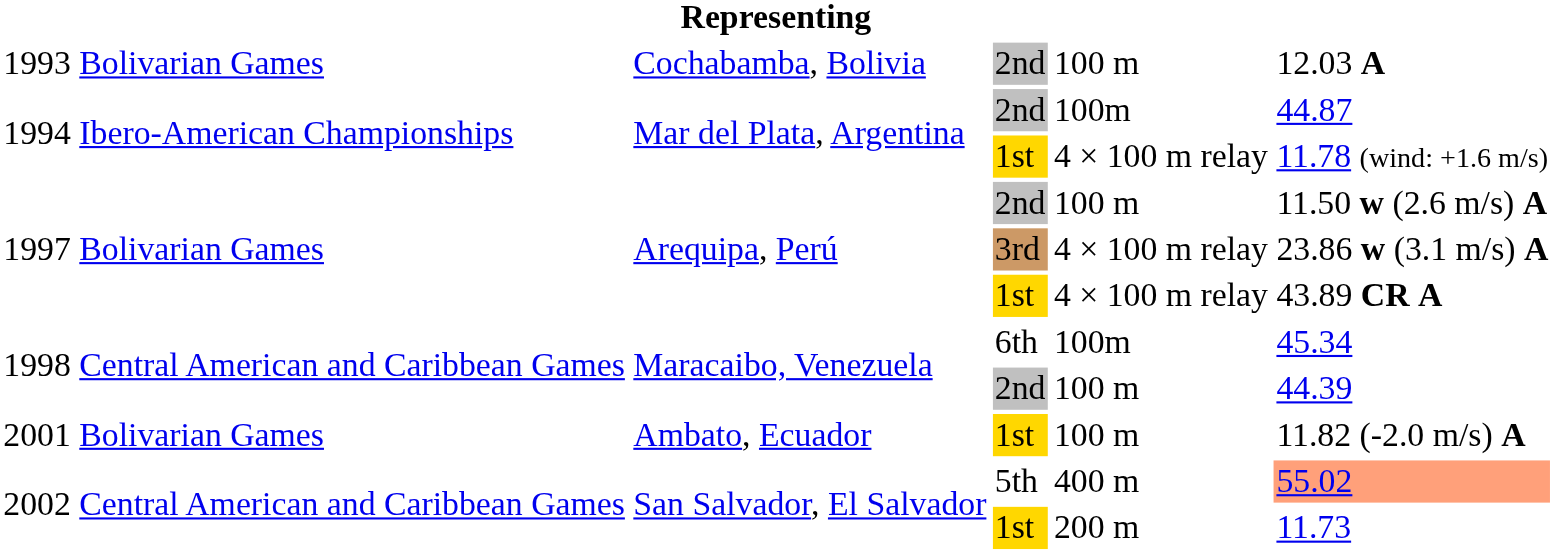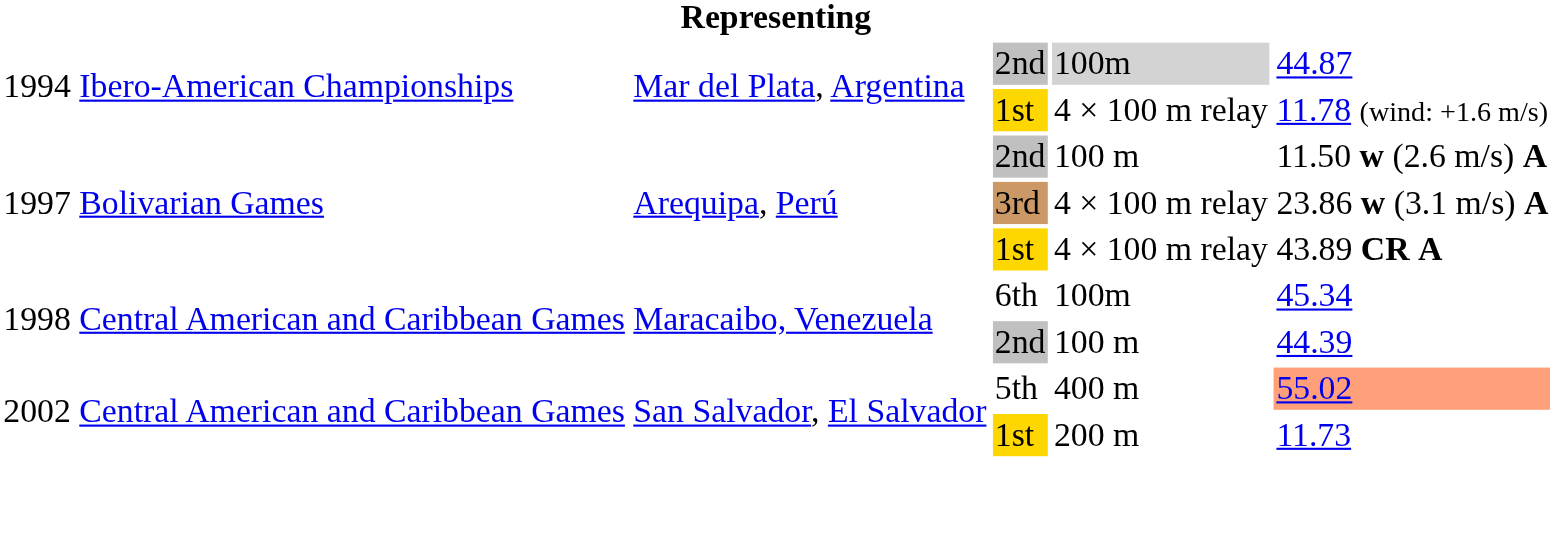- row: (37, 63)
(1092, 109) no background -> (1092, 63) lightgrey background
- row: (37, 434)
